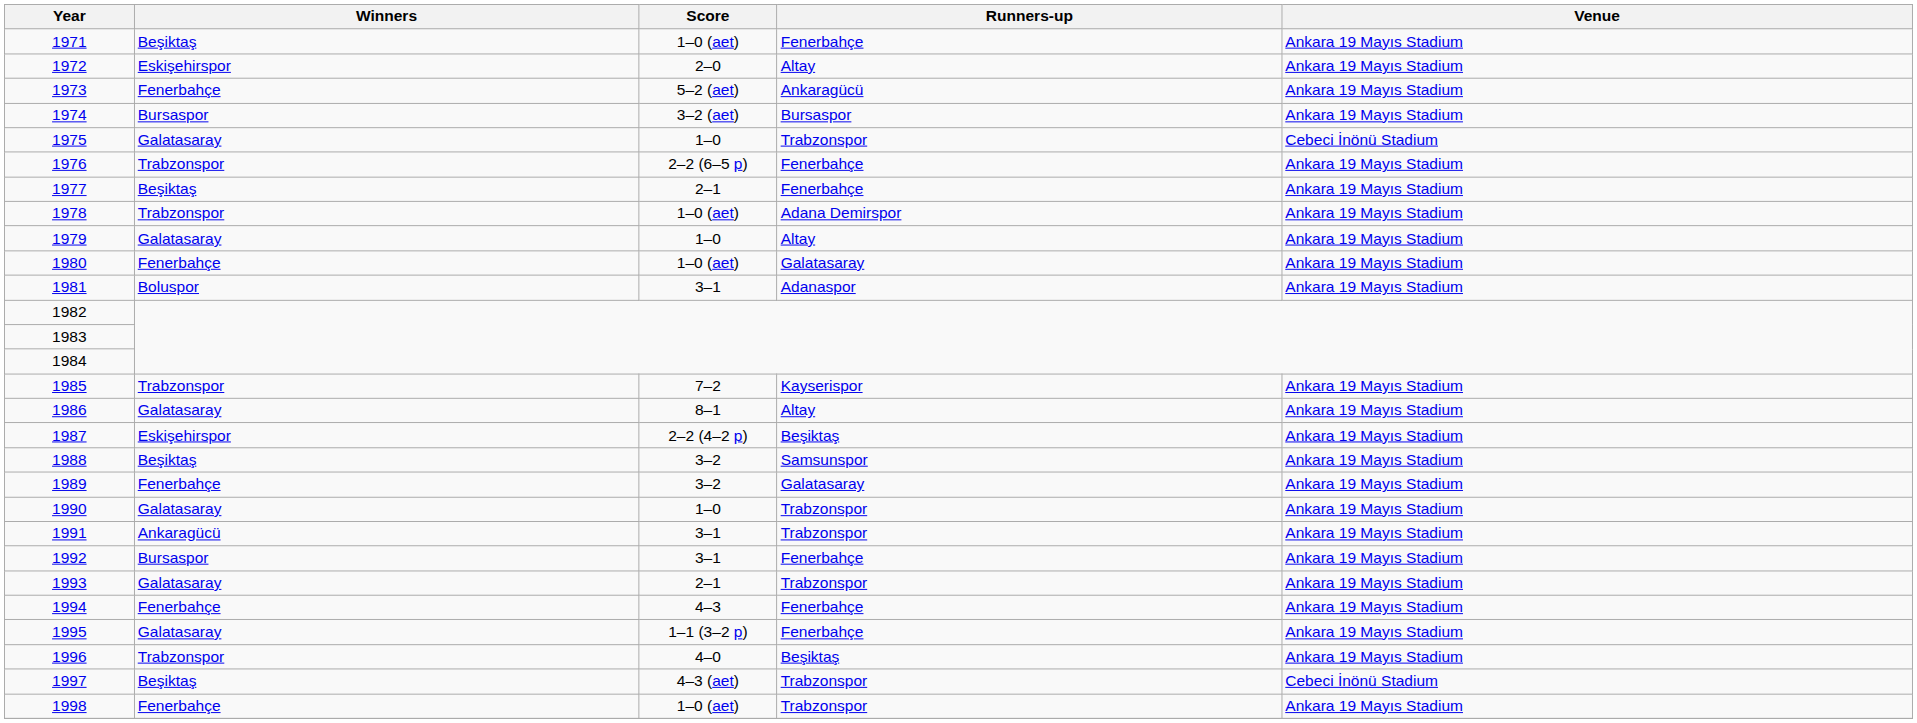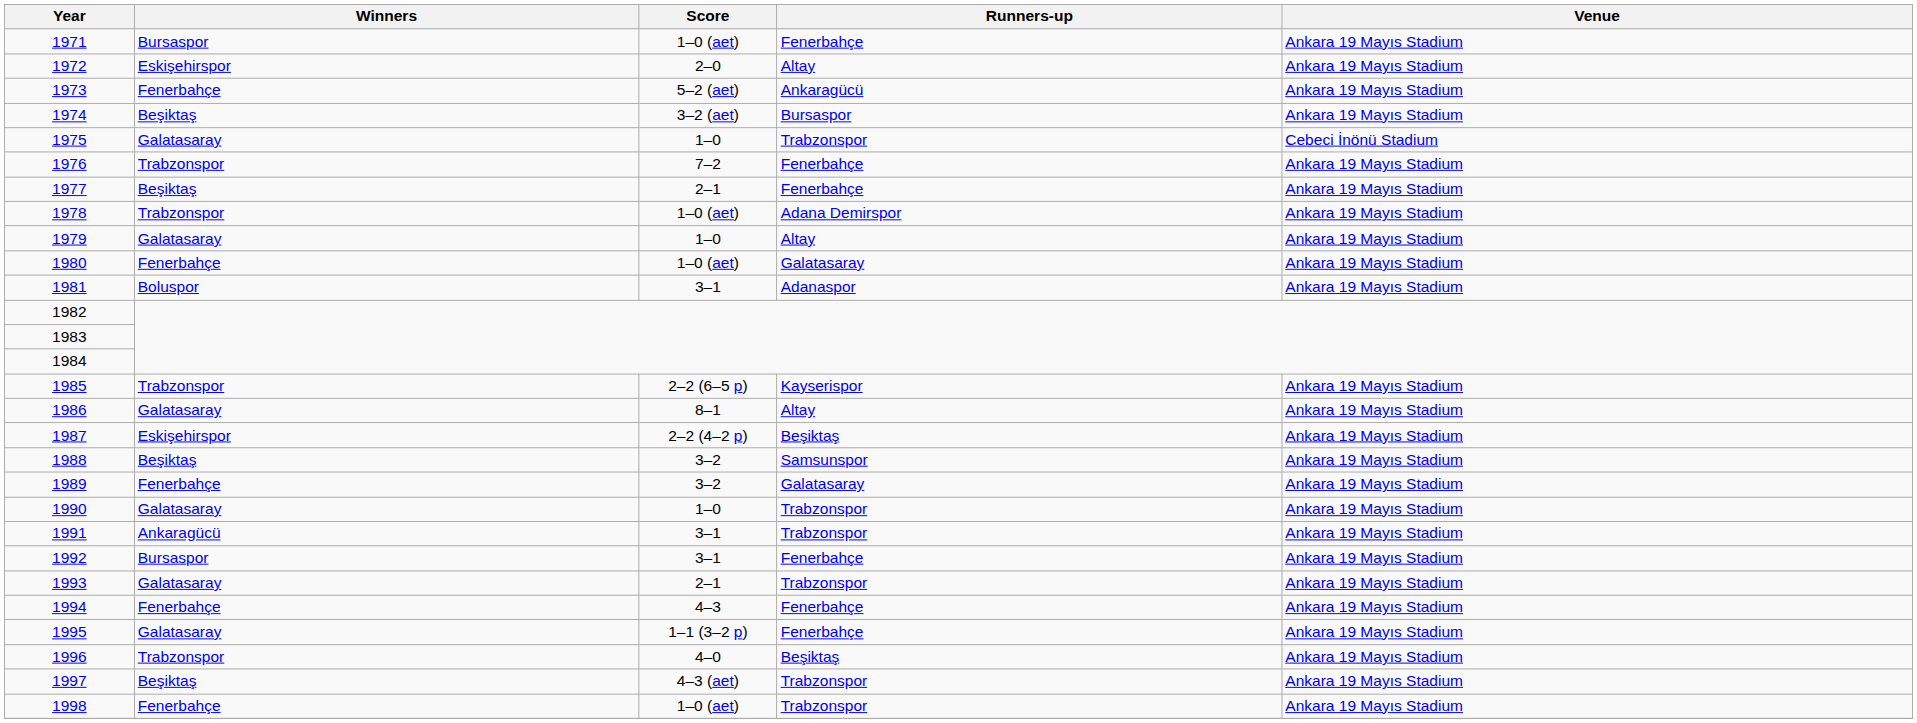(167, 41) Beşiktaş -> (173, 41) Bursaspor
(173, 115) Bursaspor -> (167, 115) Beşiktaş
(708, 164) 2–2 (6–5 p) -> (708, 164) 7–2
(708, 386) 7–2 -> (708, 386) 2–2 (6–5 p)
(1362, 681) Cebeci İnönü Stadium -> (1374, 681) Ankara 19 Mayıs Stadium
